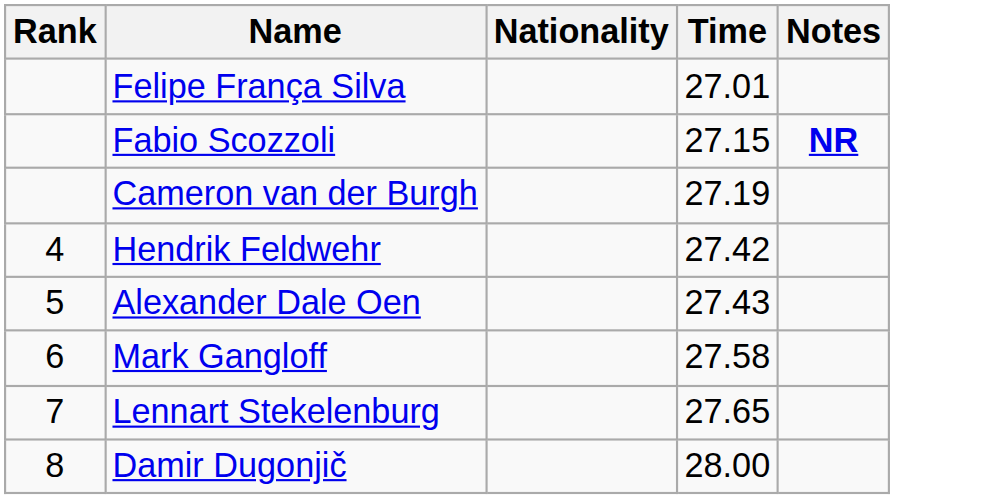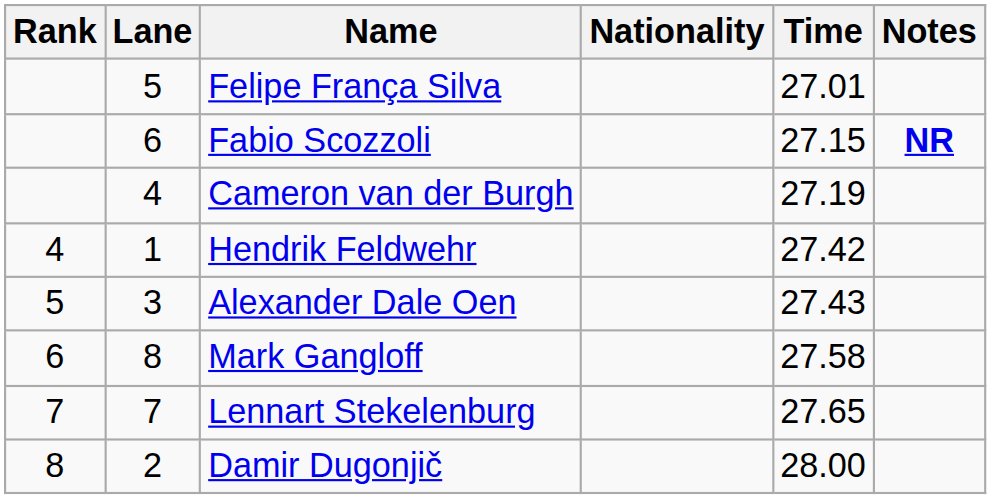+ column: (152, 31)
